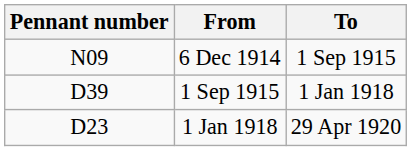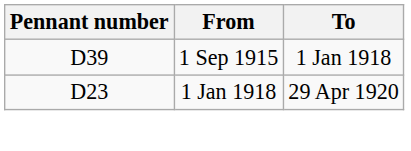- row: (230, 57)
